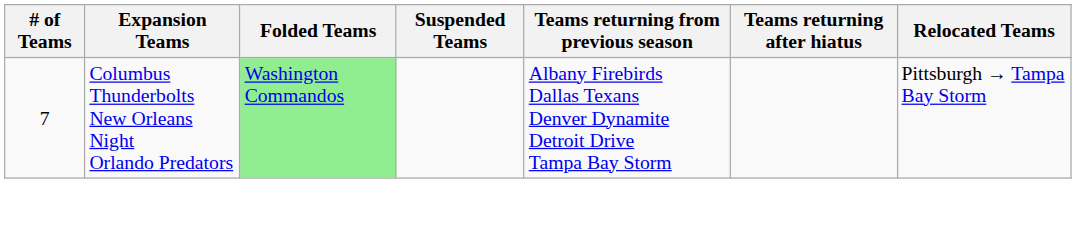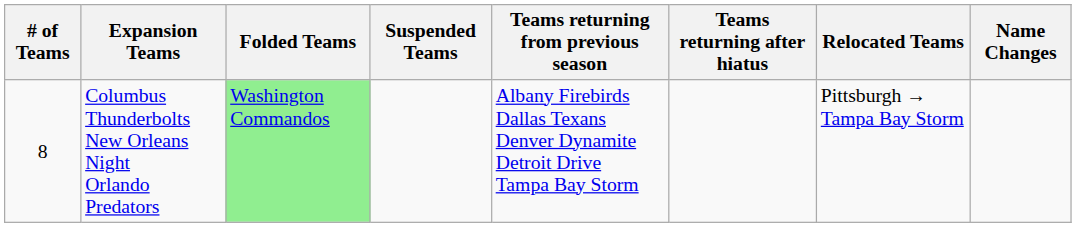+ column: (1021, 42)
(45, 117) 7 -> (43, 150) 8
